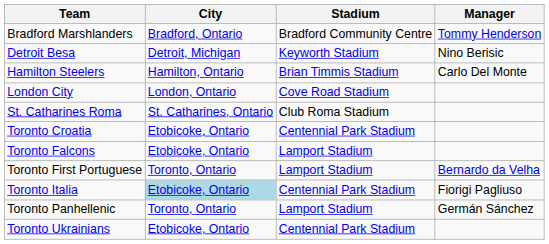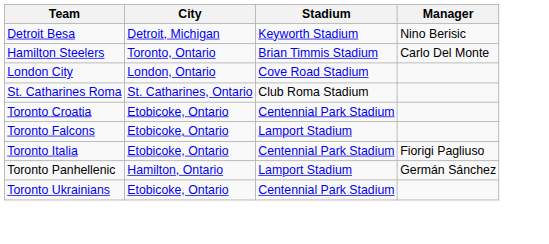- row: (70, 33)
(196, 72) Hamilton, Ontario -> (171, 53) Toronto, Ontario
- row: (75, 170)
(198, 190) lightblue background -> (178, 151) no background
(192, 209) Toronto, Ontario -> (175, 170) Hamilton, Ontario
